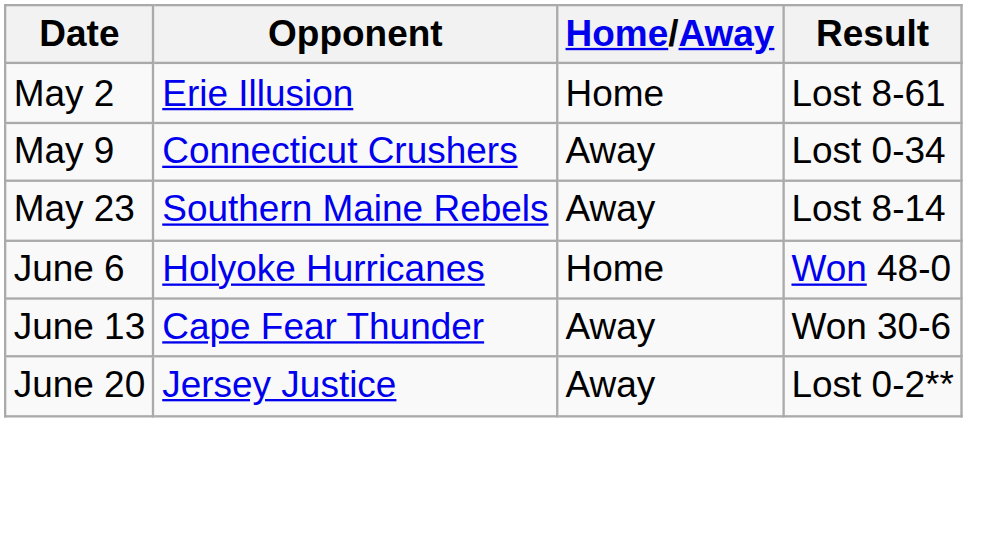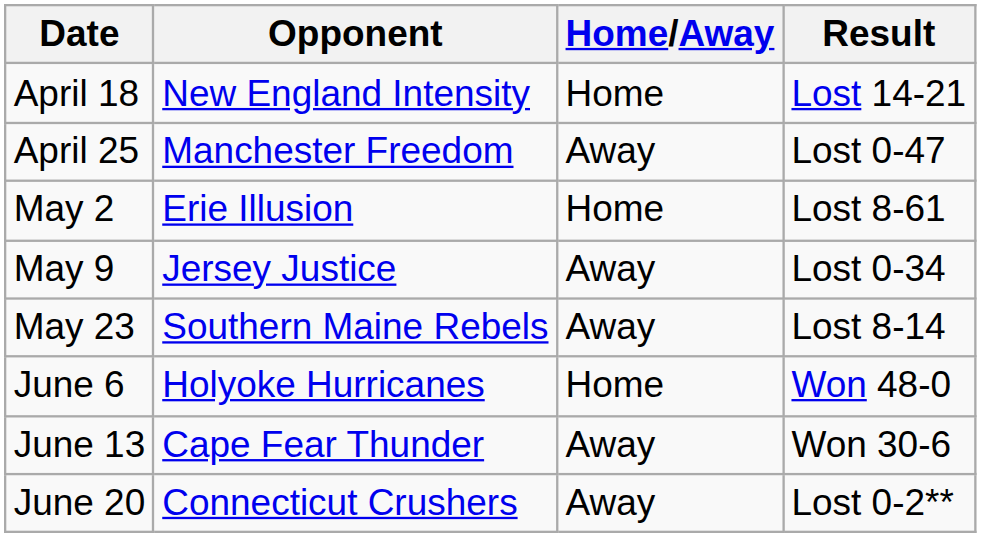+ row: (76, 92)
+ row: (76, 151)
(340, 151) Connecticut Crushers -> (279, 268) Jersey Justice
(279, 385) Jersey Justice -> (340, 502) Connecticut Crushers
